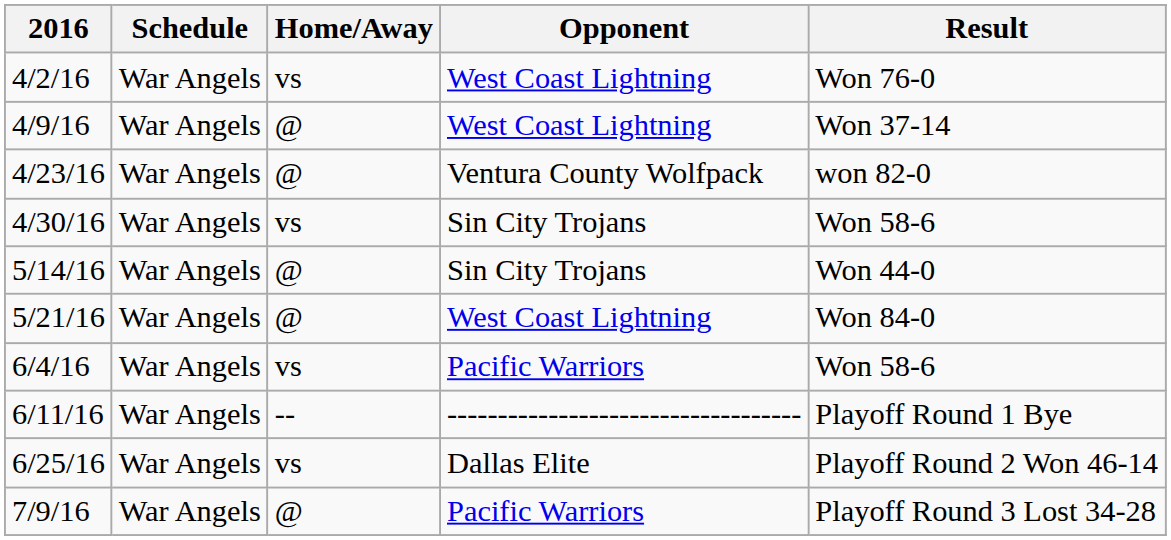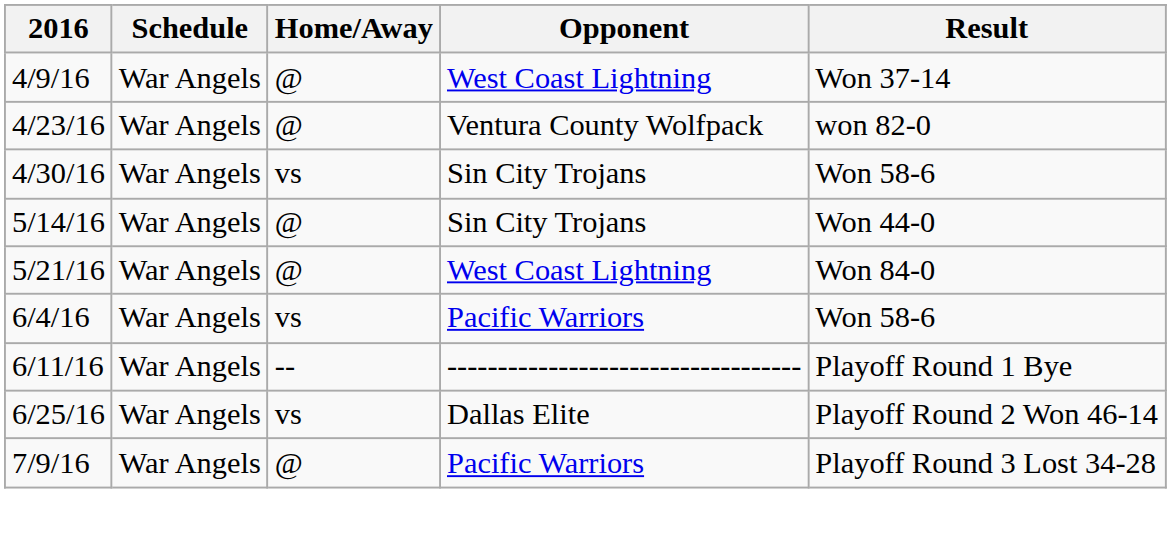- row: (51, 76)
